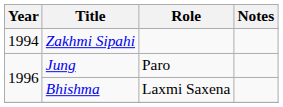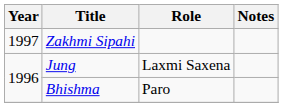(23, 41) 1994 -> (23, 41) 1997
(156, 65) Paro -> (186, 65) Laxmi Saxena
(186, 89) Laxmi Saxena -> (156, 89) Paro
